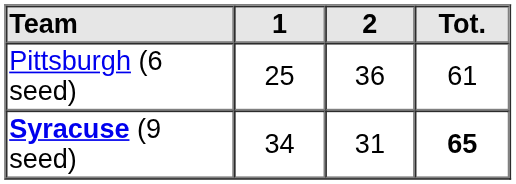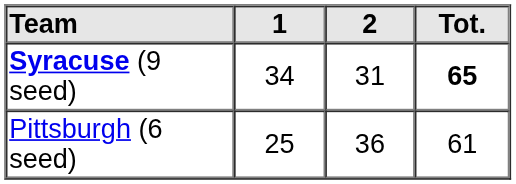rows swapped: (85, 143) <-> (86, 76)
